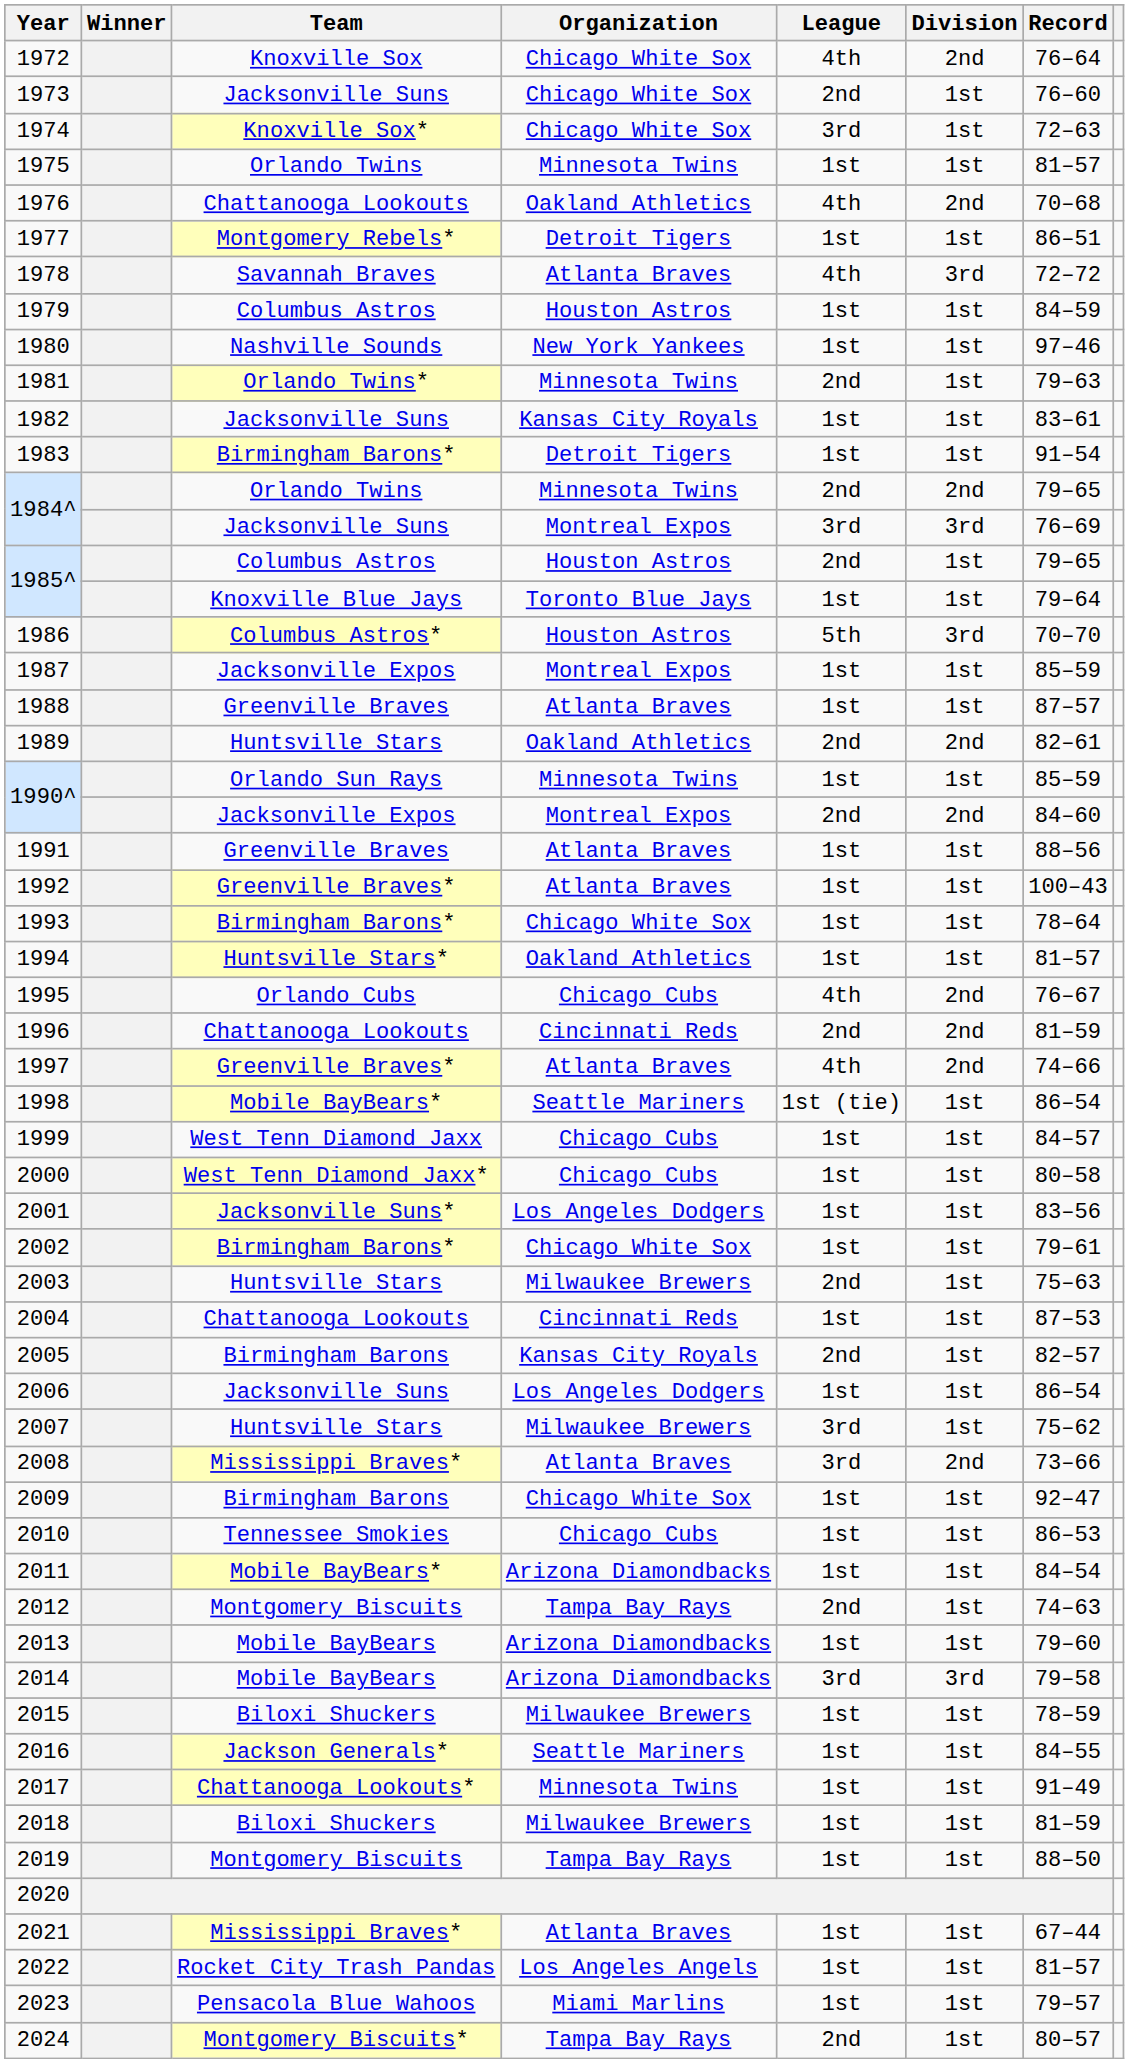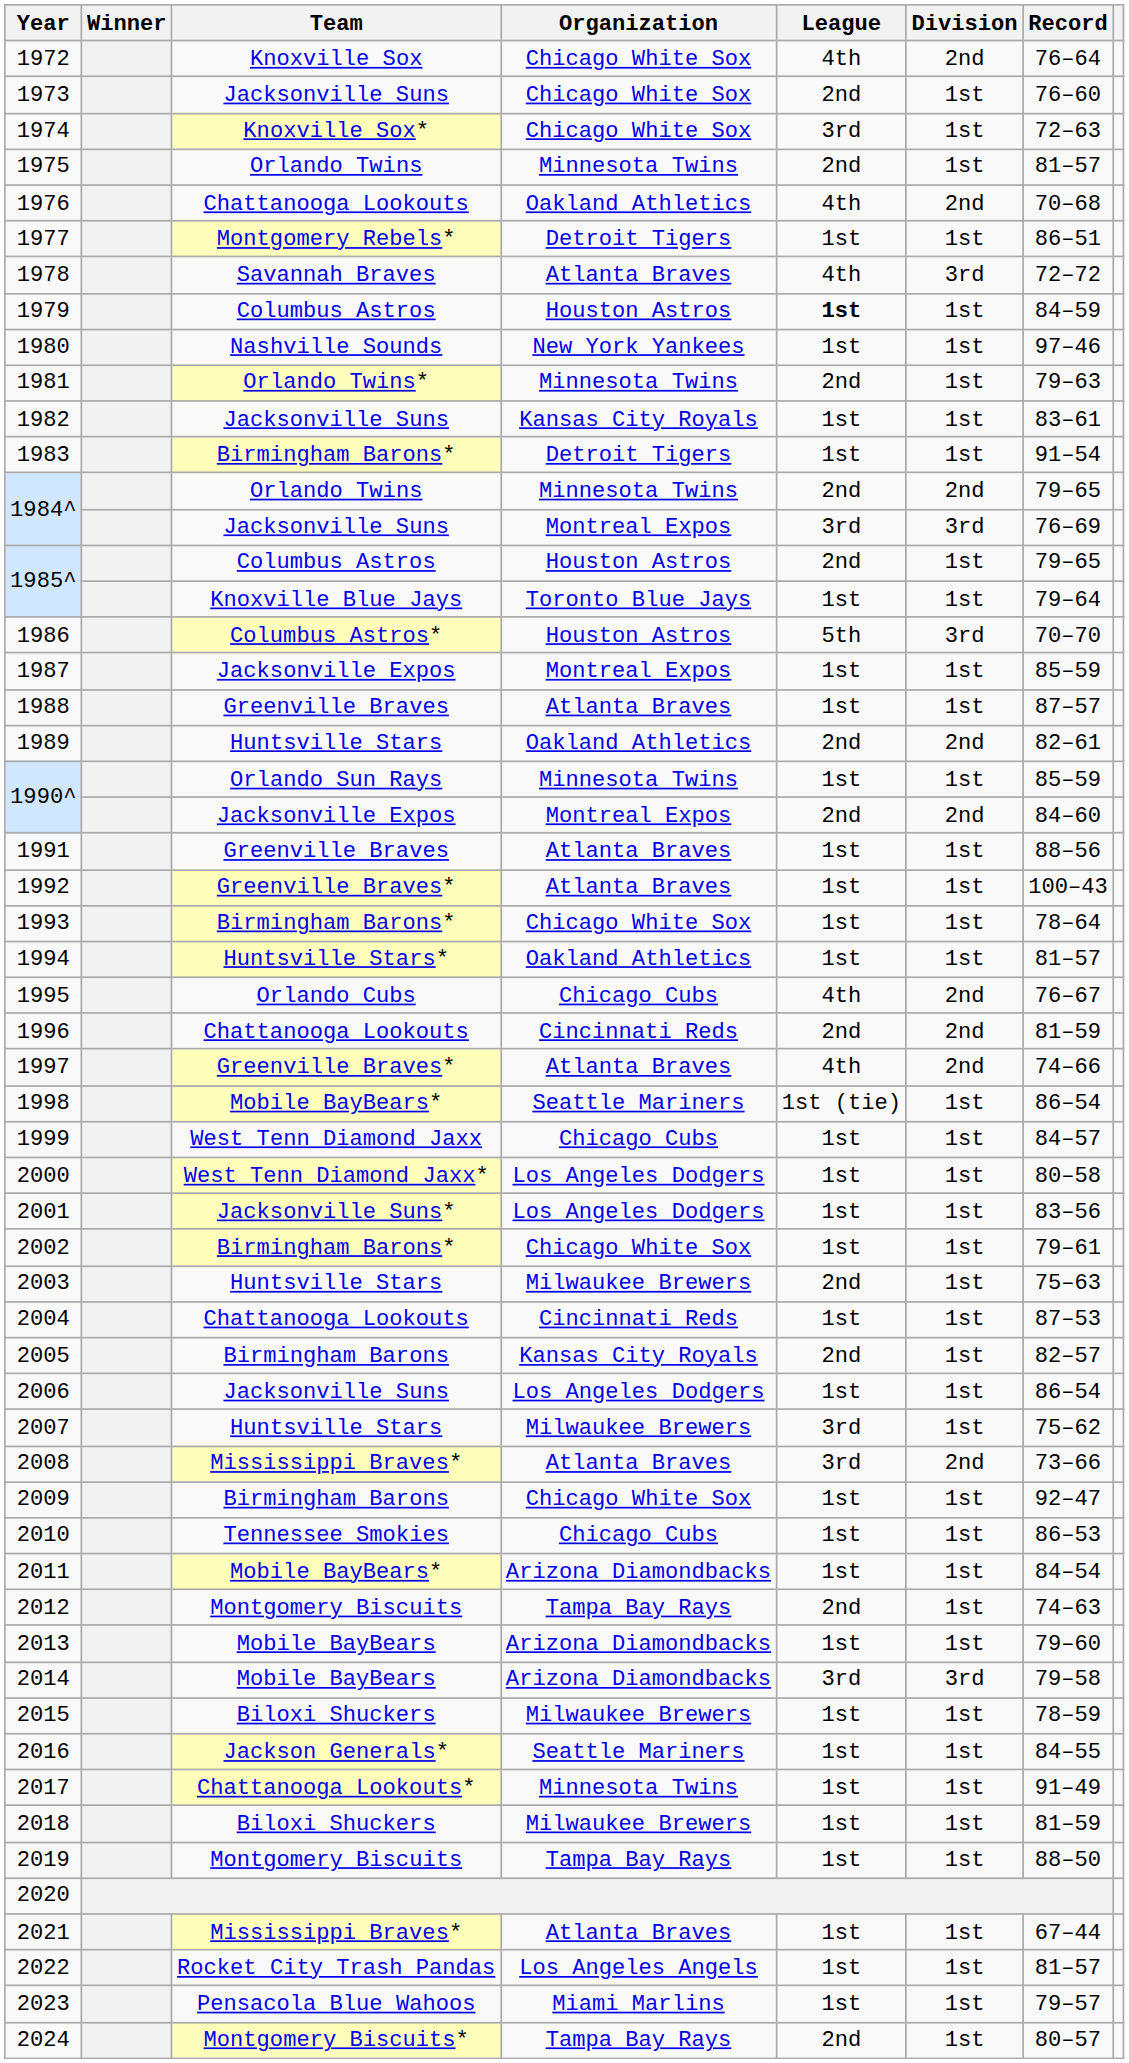(841, 167) 1st -> (841, 167) 2nd
(841, 311) normal -> (841, 311) bold
(638, 1175) Chicago Cubs -> (638, 1175) Los Angeles Dodgers
